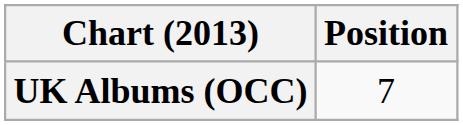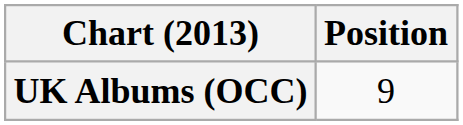(386, 90) 7 -> (386, 90) 9
